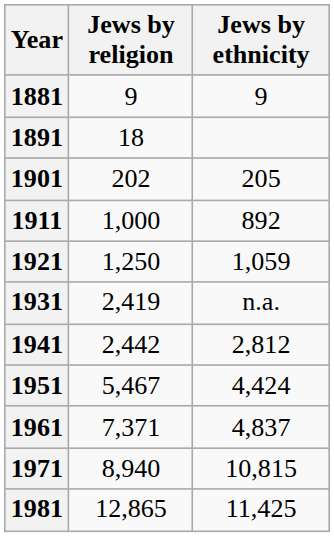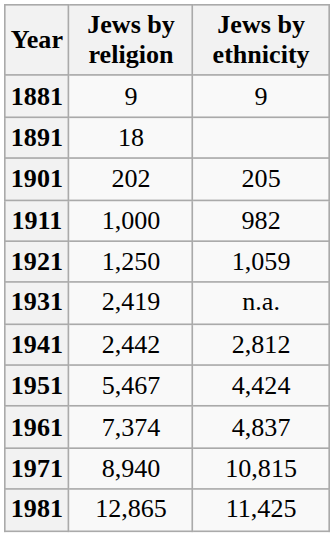(261, 219) 892 -> (261, 219) 982
(131, 426) 7,371 -> (131, 426) 7,374
